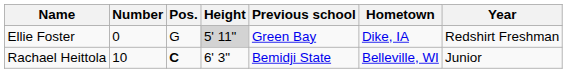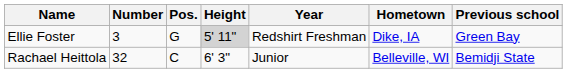columns swapped: (502, 15) <-> (304, 15)
(116, 36) 0 -> (116, 36) 3
(120, 57) 10 -> (120, 57) 32
(174, 57) bold -> (174, 57) normal
